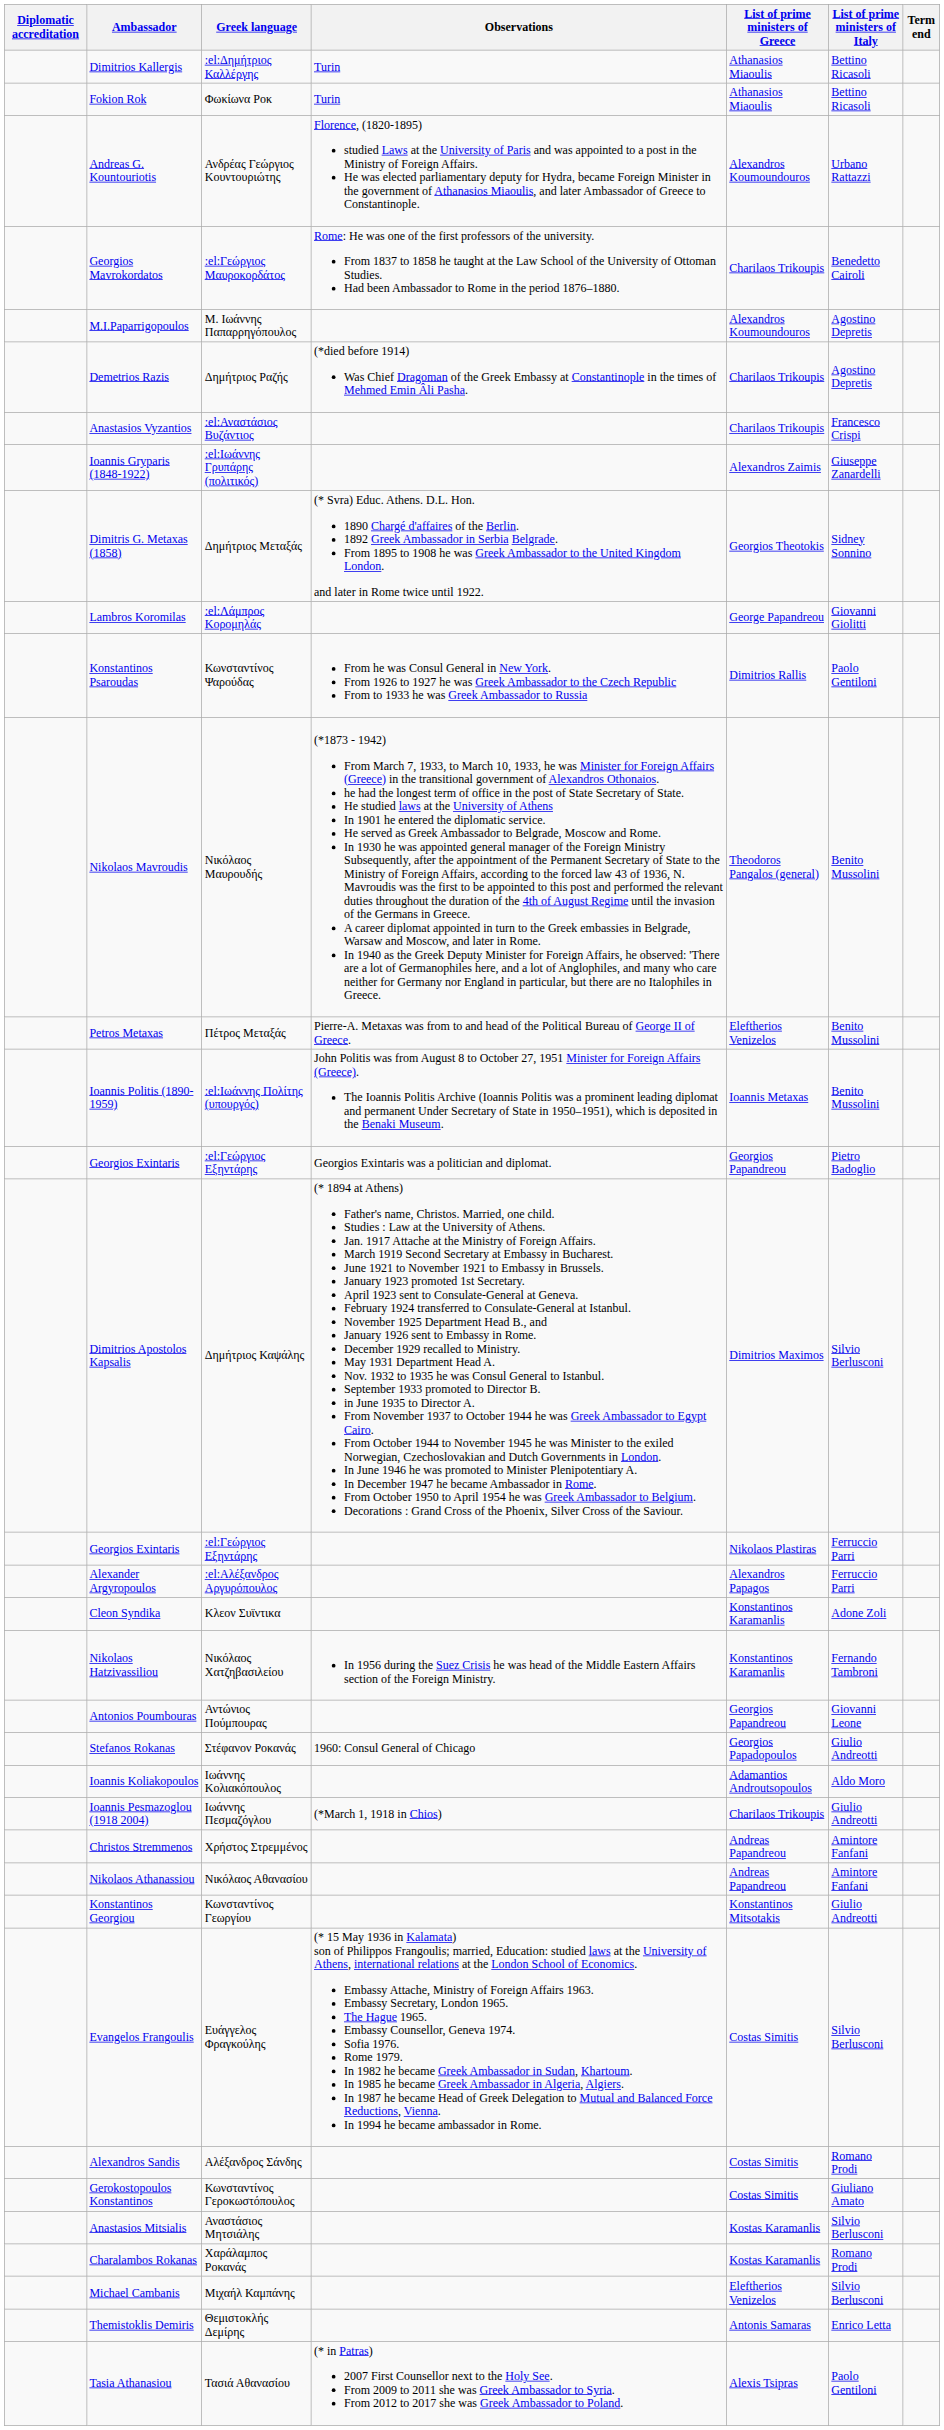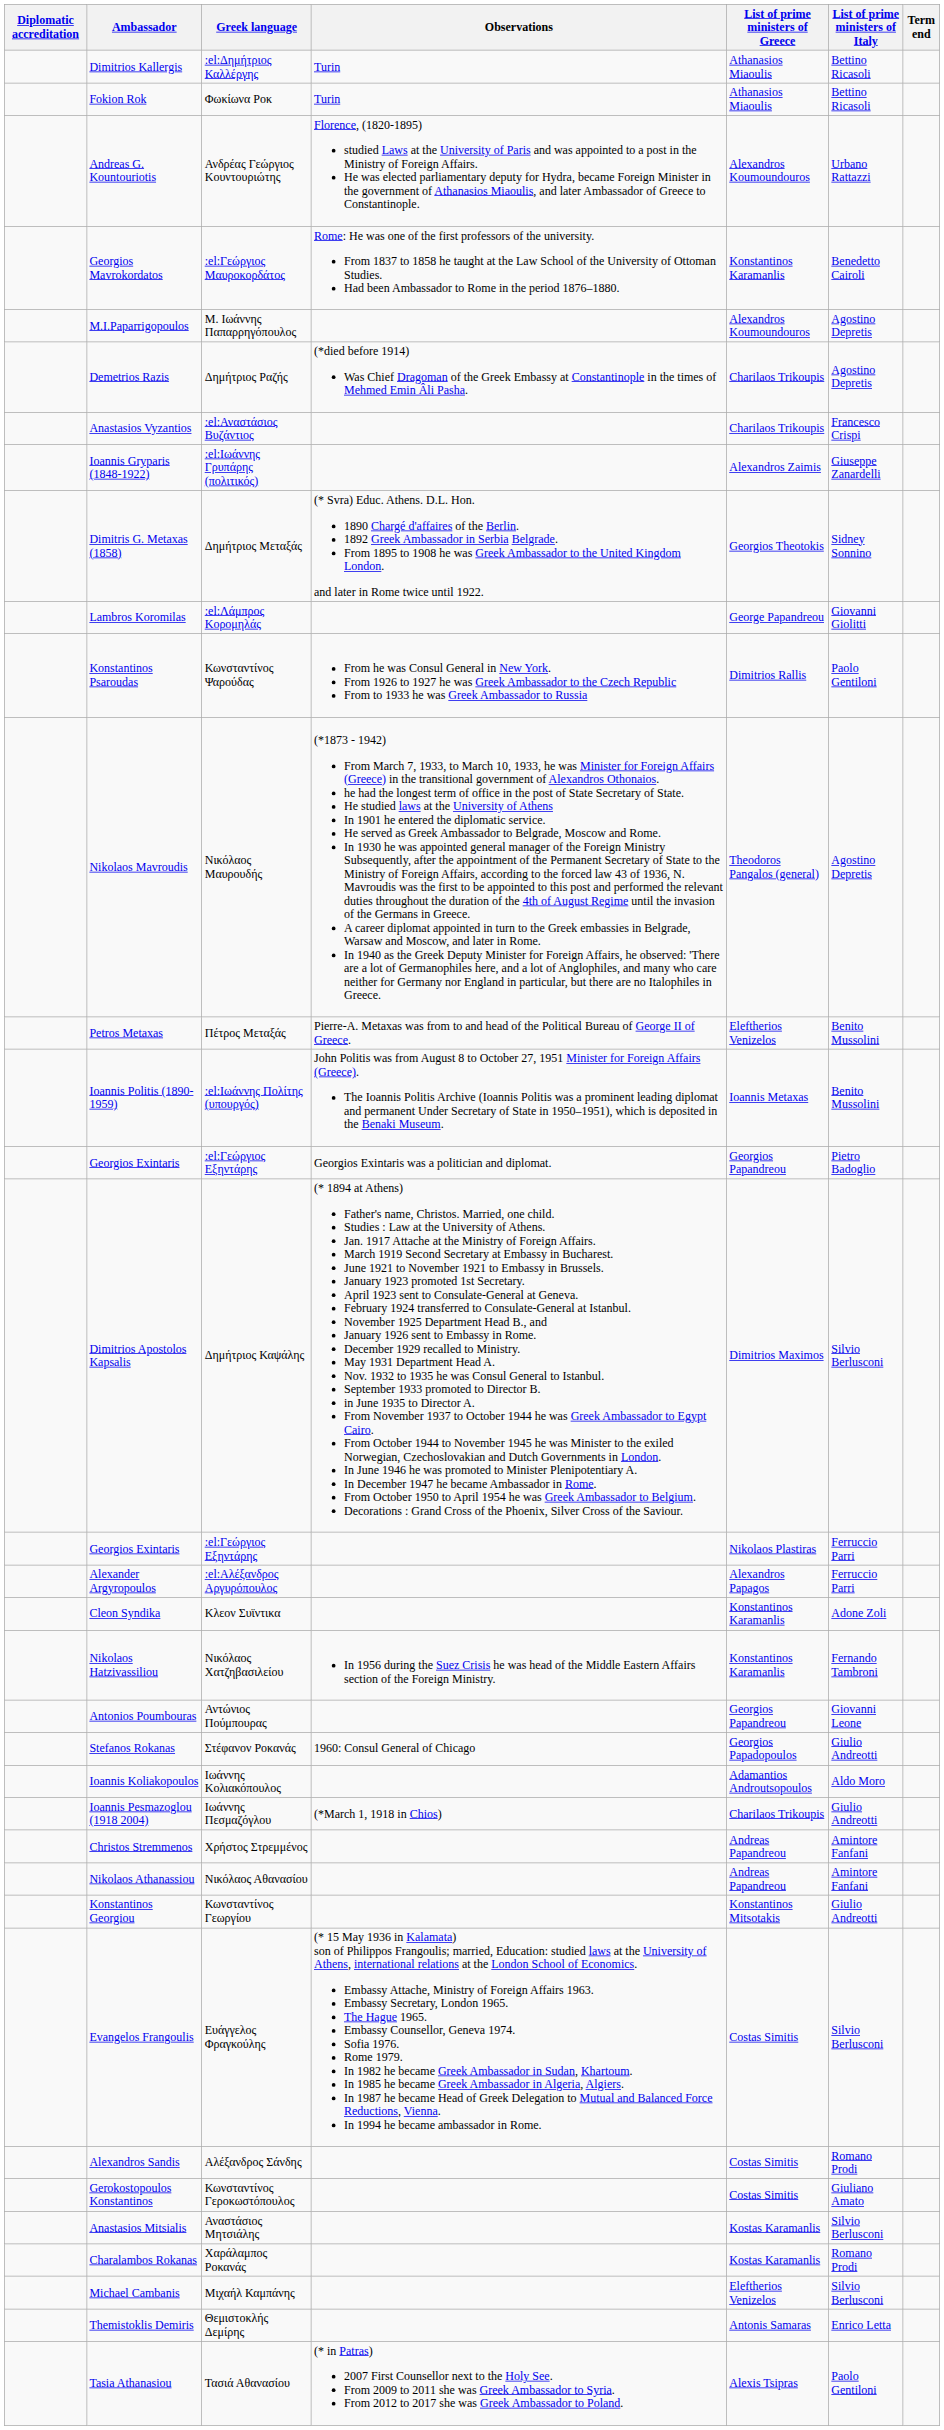(777, 267) Charilaos Trikoupis -> (761, 267) Konstantinos Karamanlis
(855, 867) Benito Mussolini -> (853, 867) Agostino Depretis
